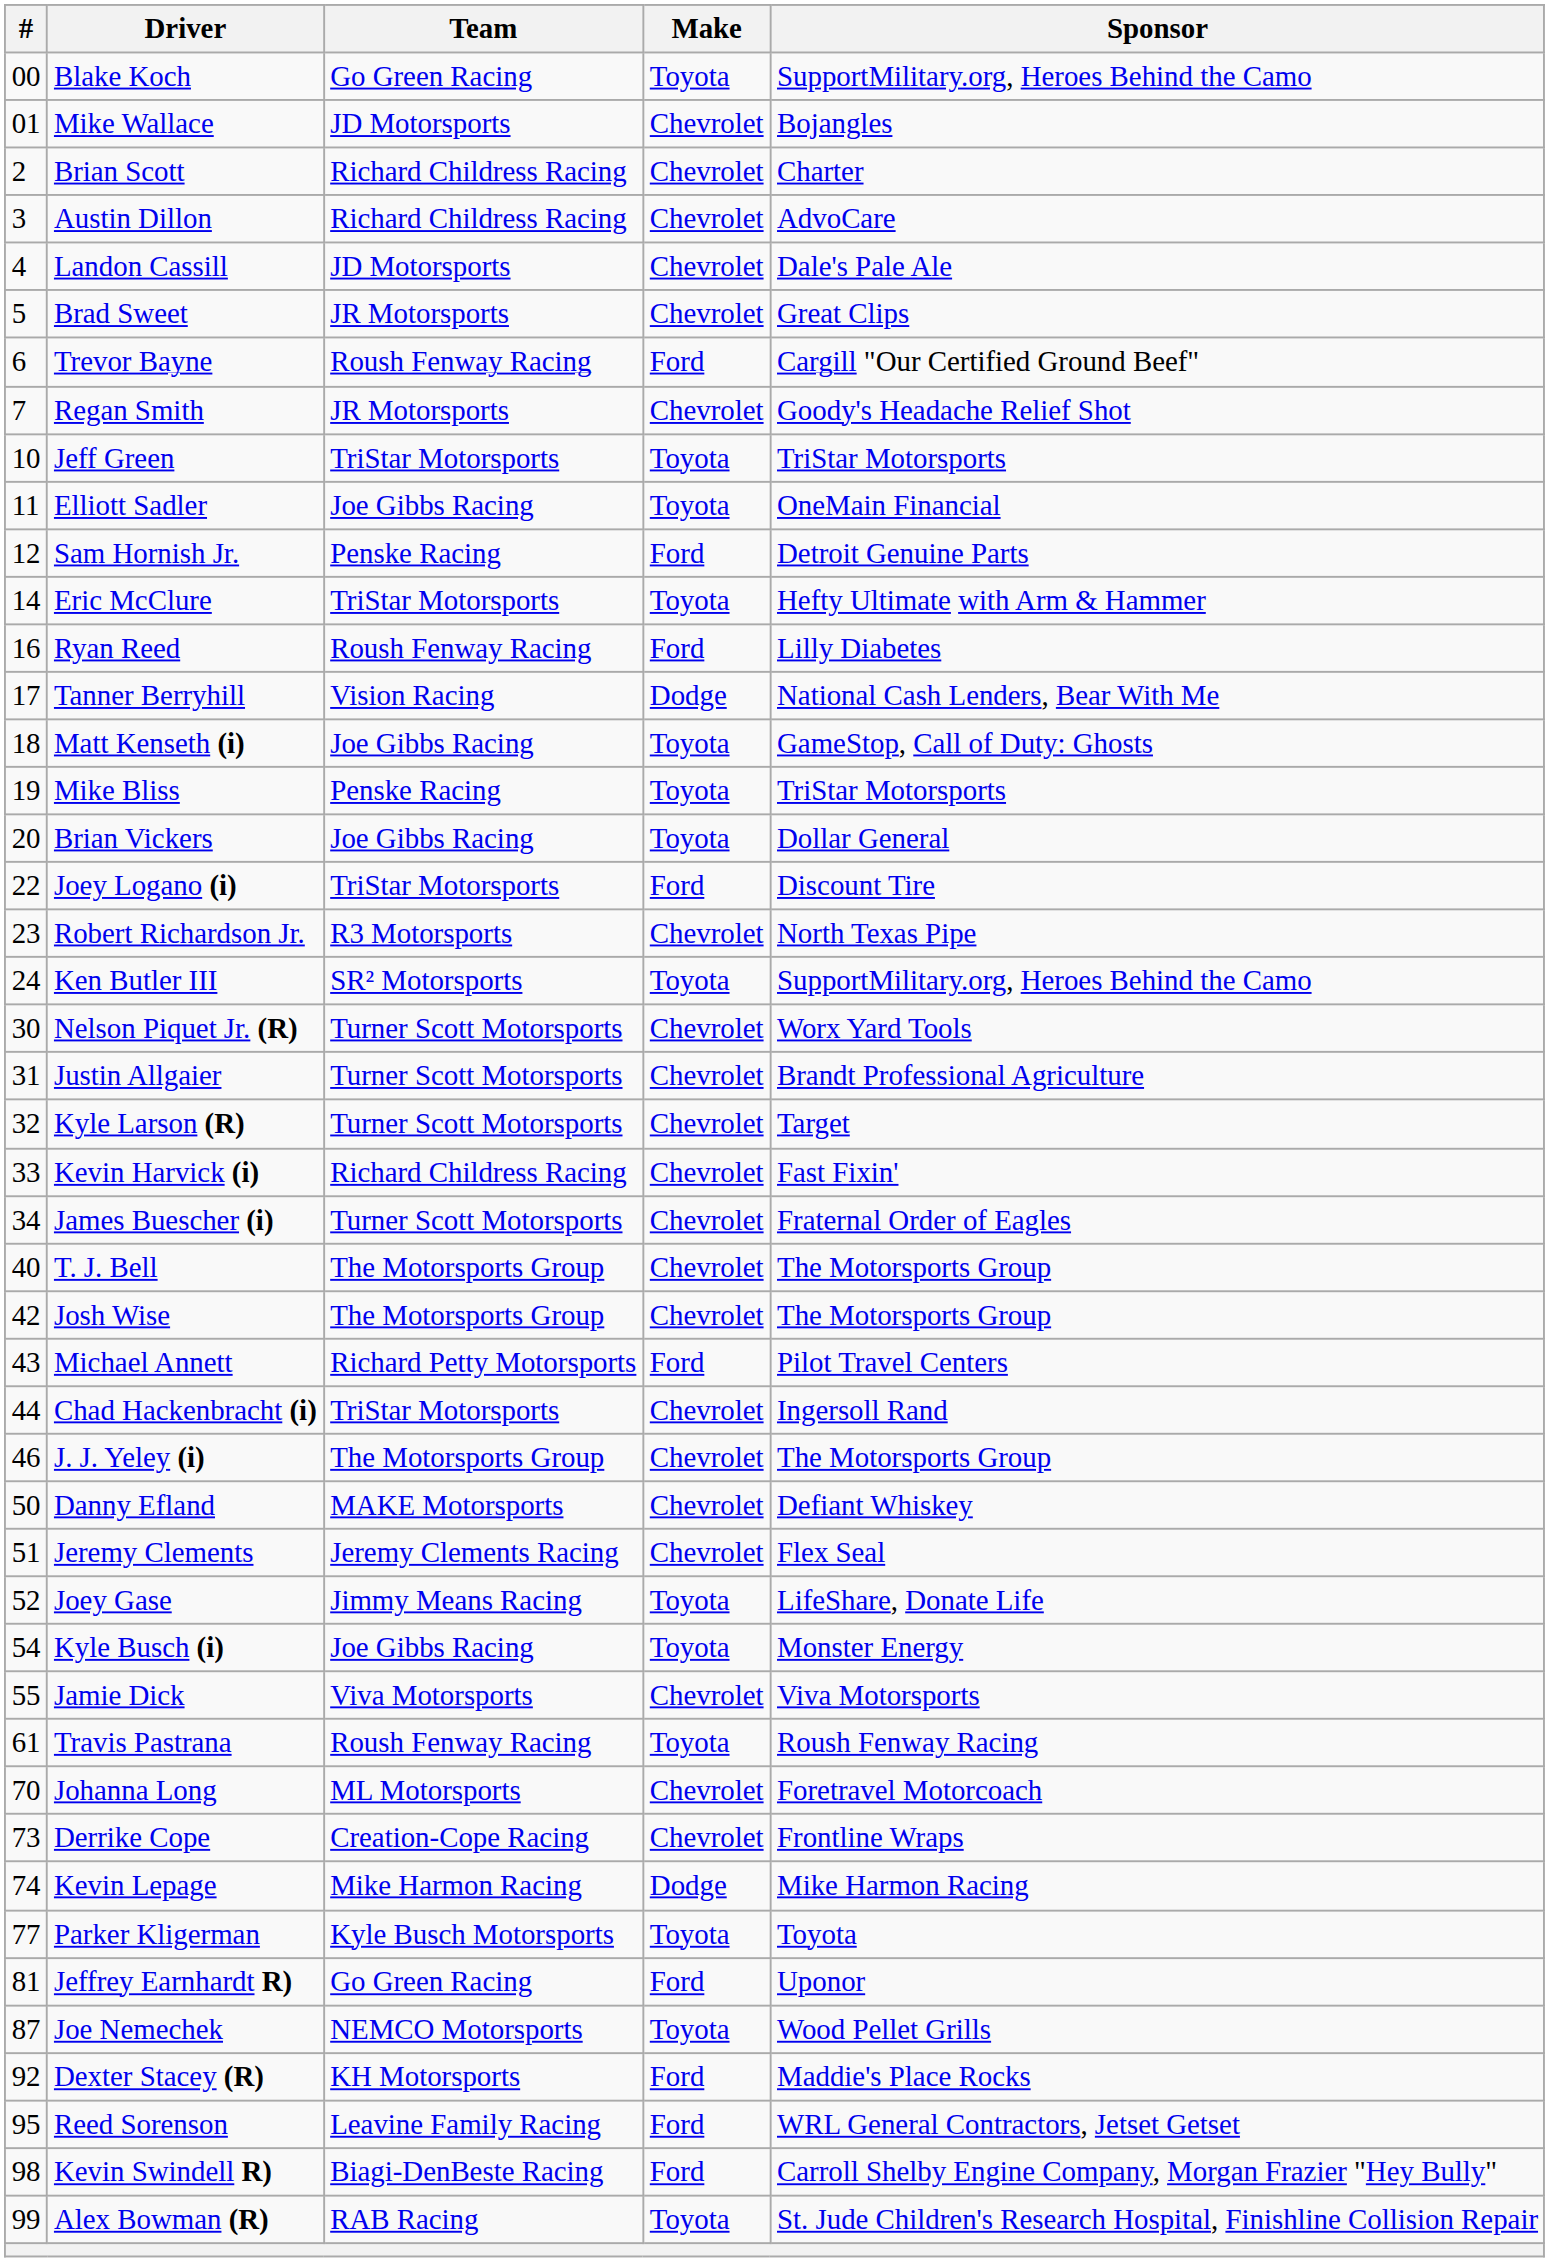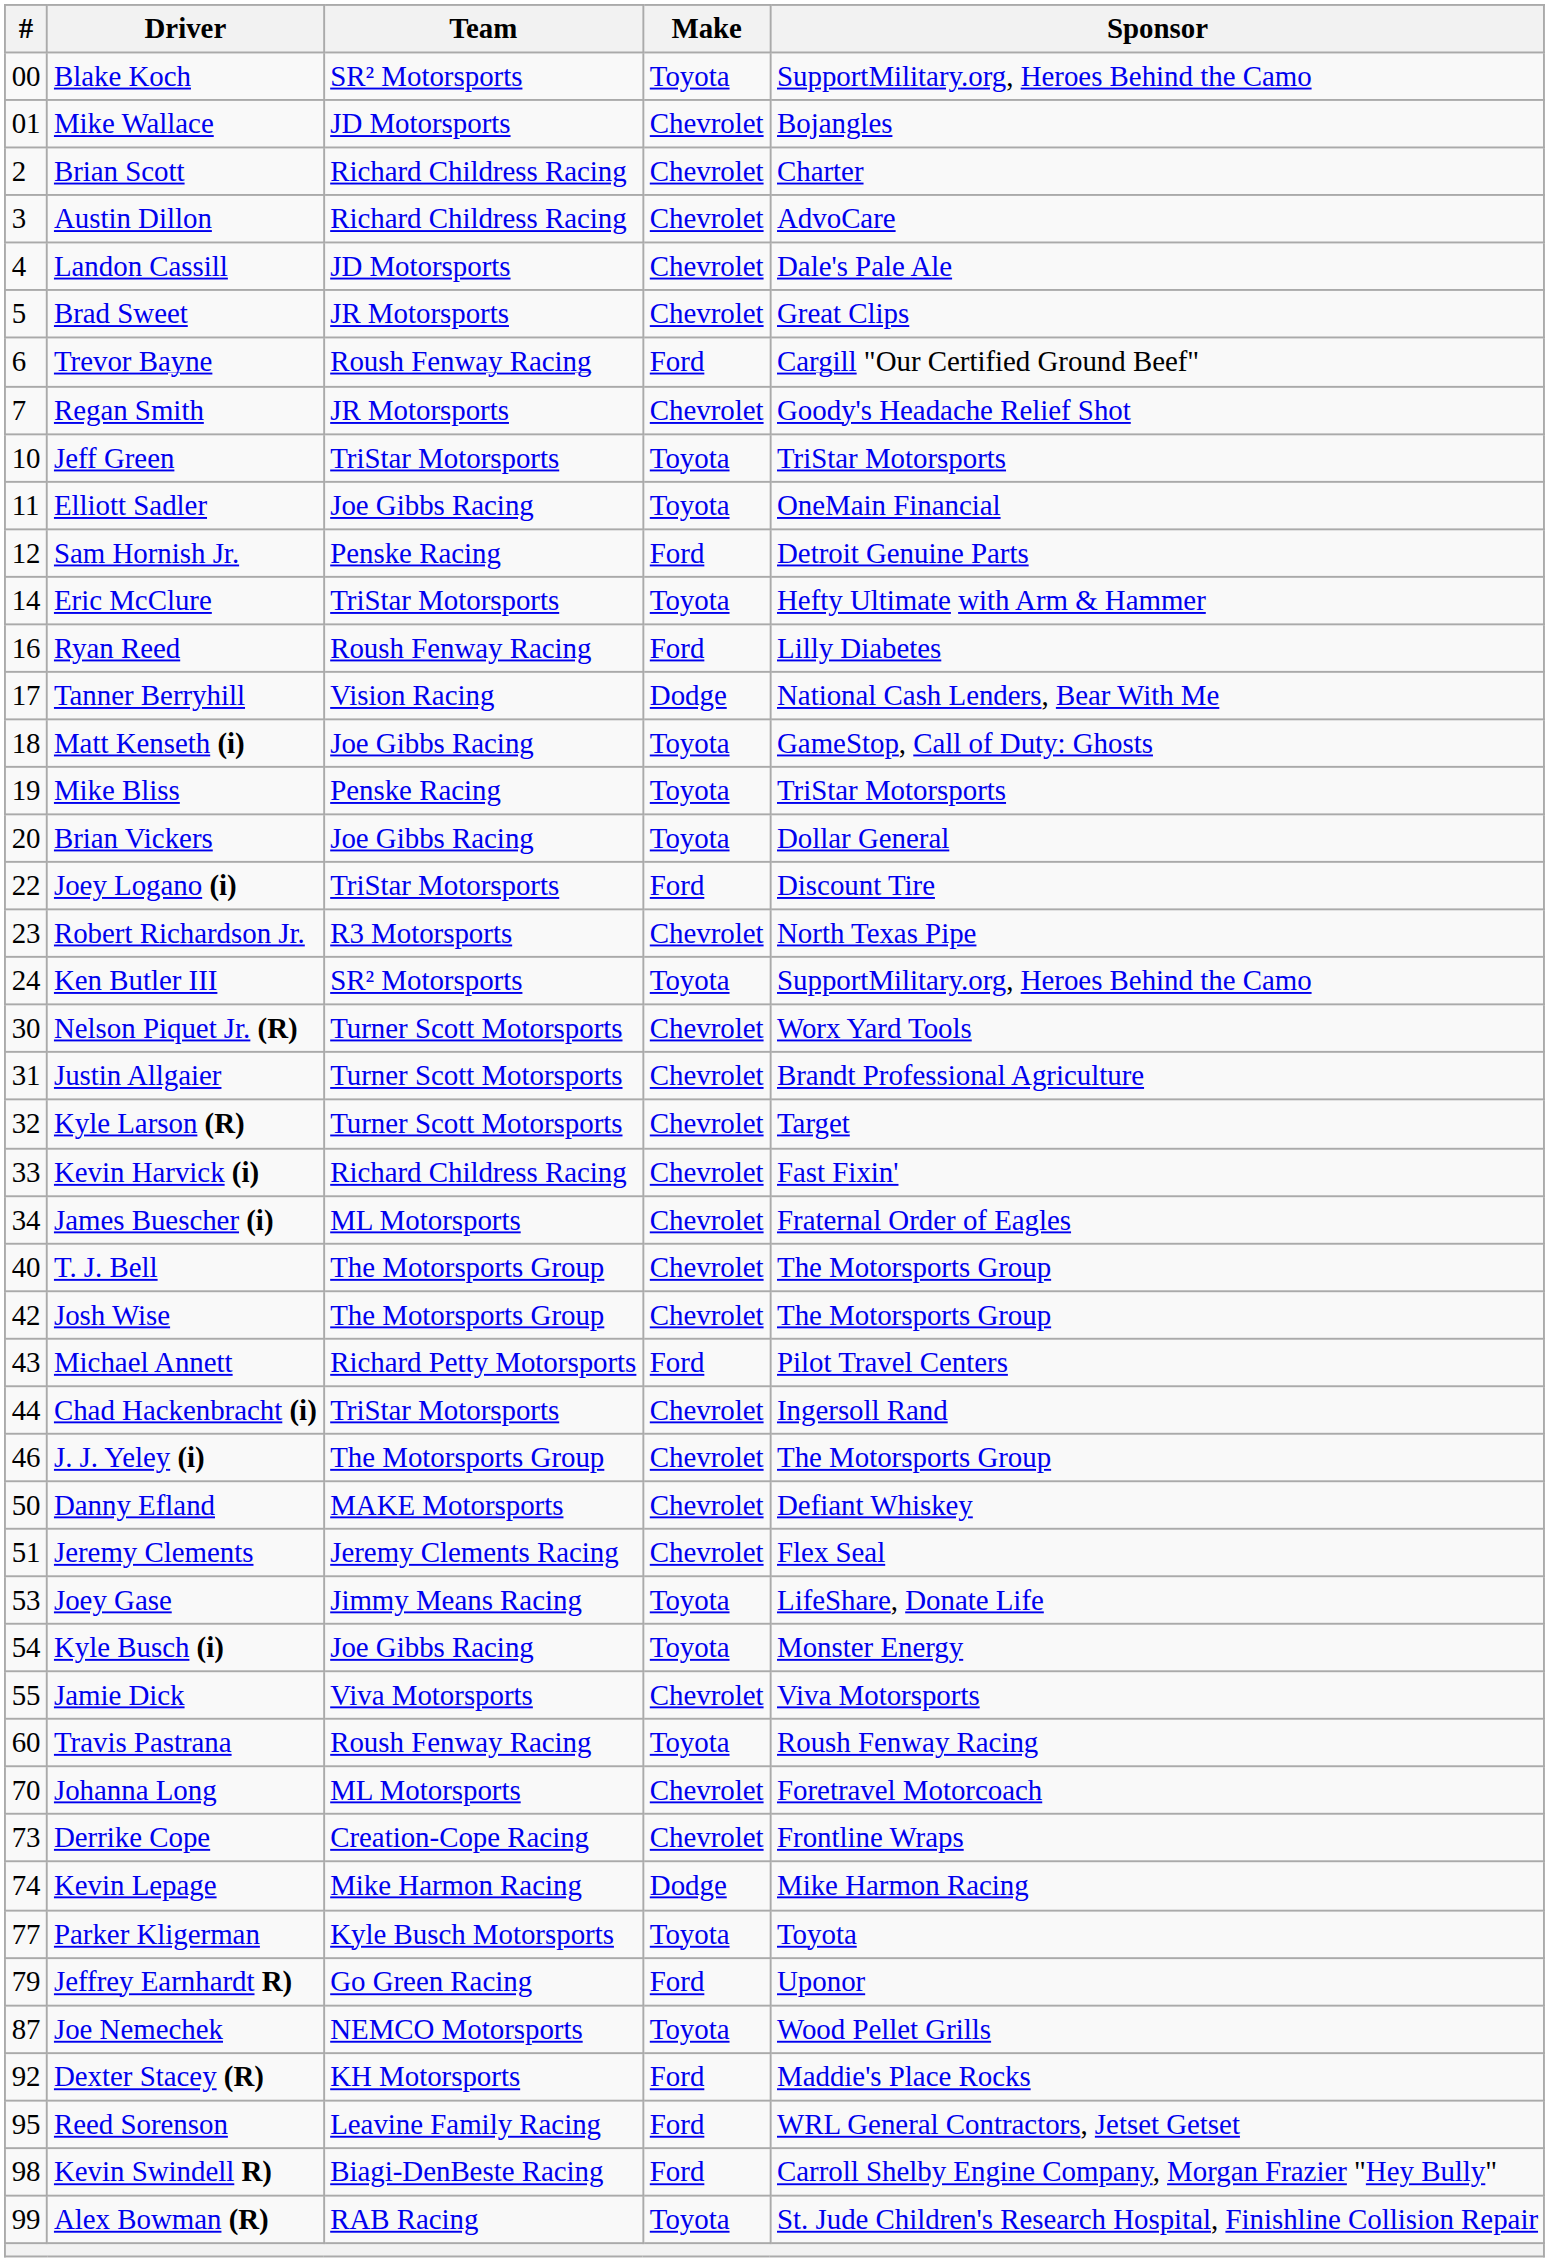(431, 76) Go Green Racing -> (426, 76) SR² Motorsports
(476, 1218) Turner Scott Motorsports -> (425, 1218) ML Motorsports
(26, 1599) 52 -> (26, 1599) 53
(26, 1742) 61 -> (26, 1742) 60
(26, 1980) 81 -> (26, 1980) 79
